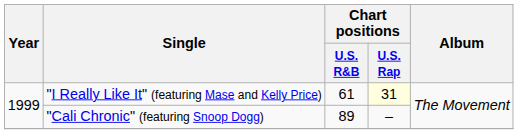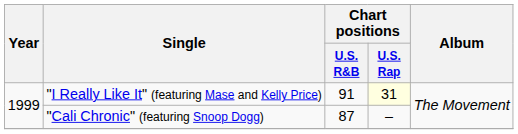(346, 93) 61 -> (346, 93) 91
(346, 116) 89 -> (346, 116) 87
